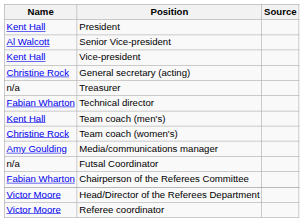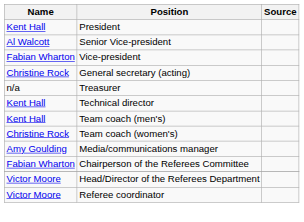(26, 57) Kent Hall -> (41, 57) Fabian Wharton
(41, 103) Fabian Wharton -> (26, 103) Kent Hall
- row: (119, 164)
